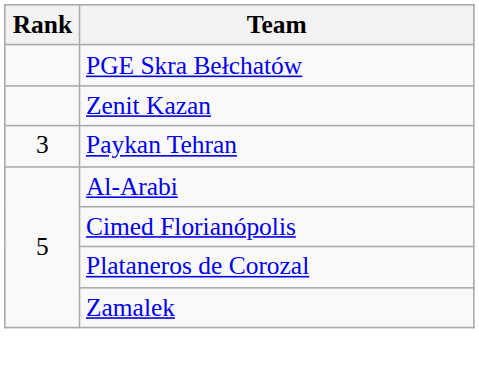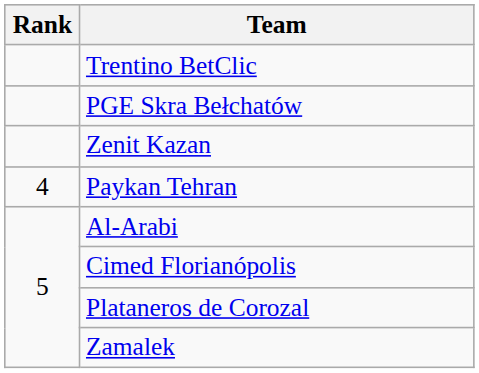+ row: (171, 65)
(42, 145) 3 -> (42, 186) 4
